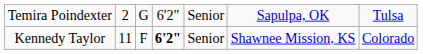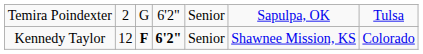(125, 37) 11 -> (125, 37) 12
(144, 37) normal -> (144, 37) bold
